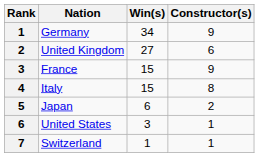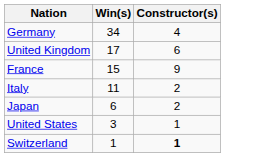- column: (21, 13)
(211, 32) 9 -> (177, 32) 4
(147, 50) 27 -> (113, 50) 17
(147, 87) 15 -> (113, 87) 11
(211, 87) 8 -> (177, 87) 2
(211, 143) normal -> (177, 143) bold
